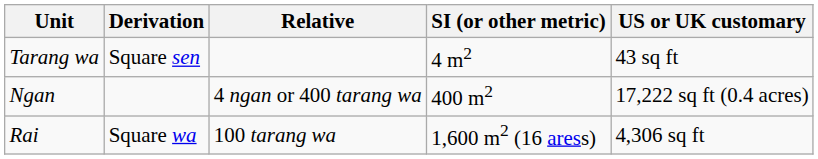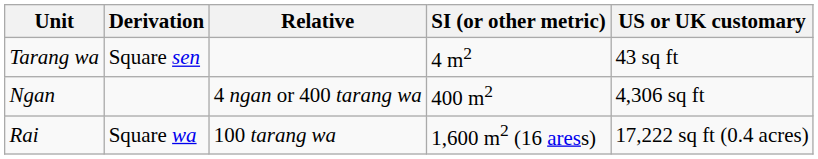(712, 96) 17,222 sq ft (0.4 acres) -> (660, 96) 4,306 sq ft
(660, 135) 4,306 sq ft -> (712, 135) 17,222 sq ft (0.4 acres)
